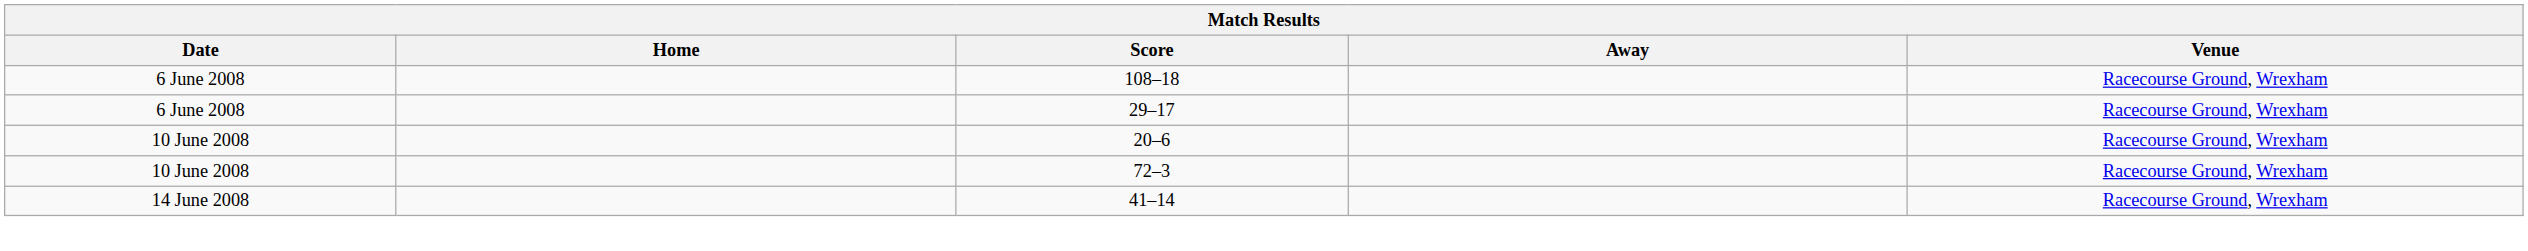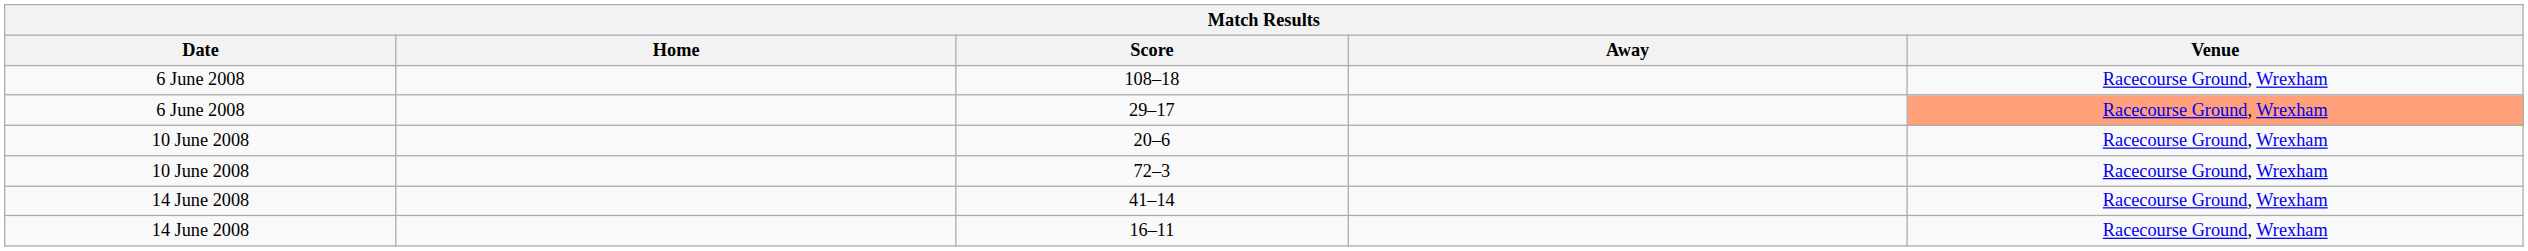(2215, 110) no background -> (2215, 110) lightsalmon background
+ row: (1152, 231)
